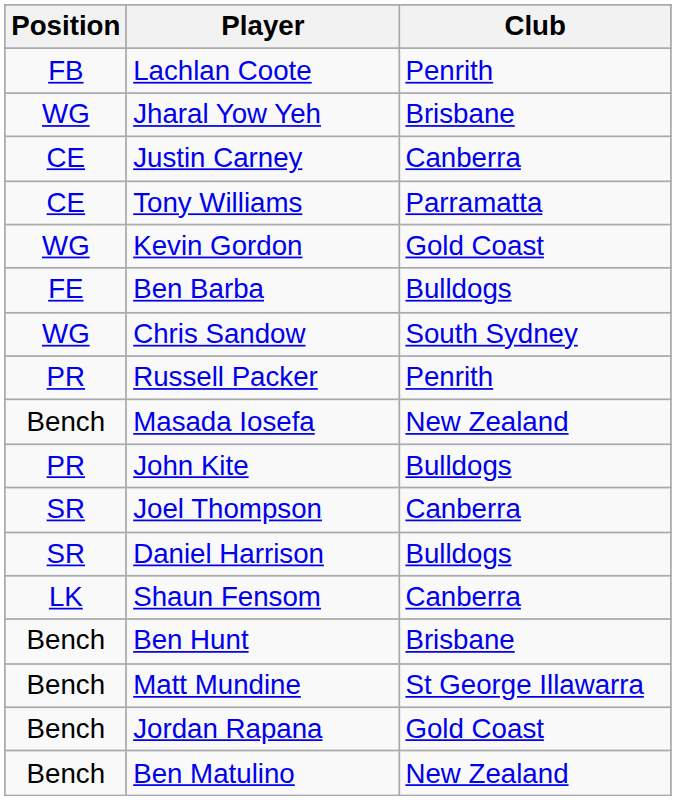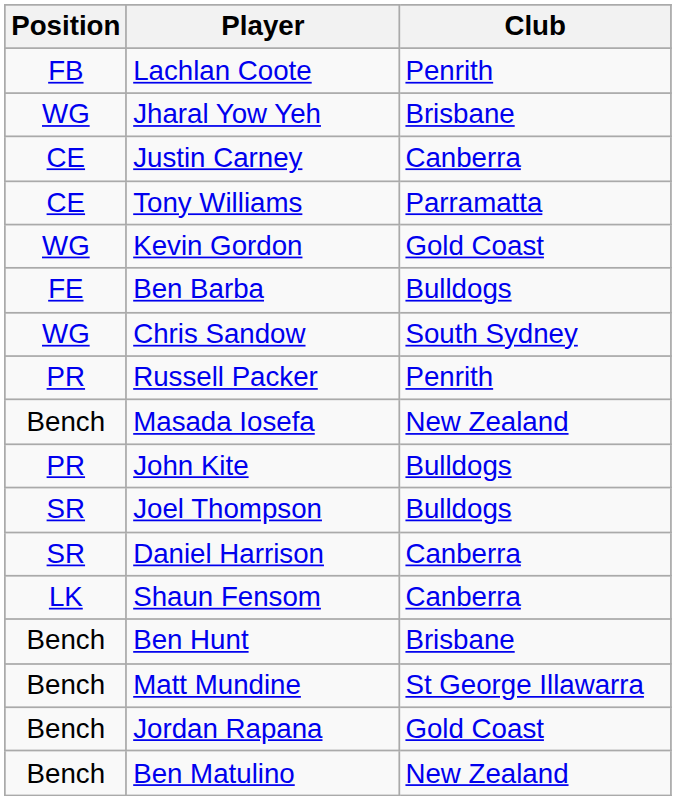(463, 509) Canberra -> (459, 509) Bulldogs
(459, 553) Bulldogs -> (463, 553) Canberra
